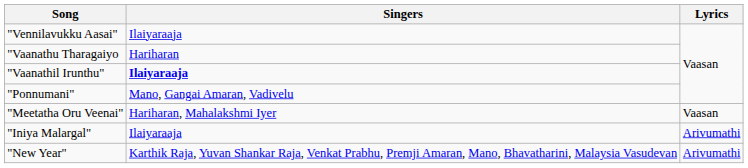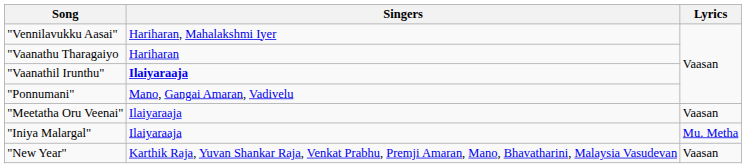(155, 34) Ilaiyaraaja -> (203, 34) Hariharan, Mahalakshmi Iyer
(203, 113) Hariharan, Mahalakshmi Iyer -> (155, 113) Ilaiyaraaja
(712, 133) Arivumathi -> (711, 133) Mu. Metha
(712, 152) Arivumathi -> (701, 152) Vaasan
